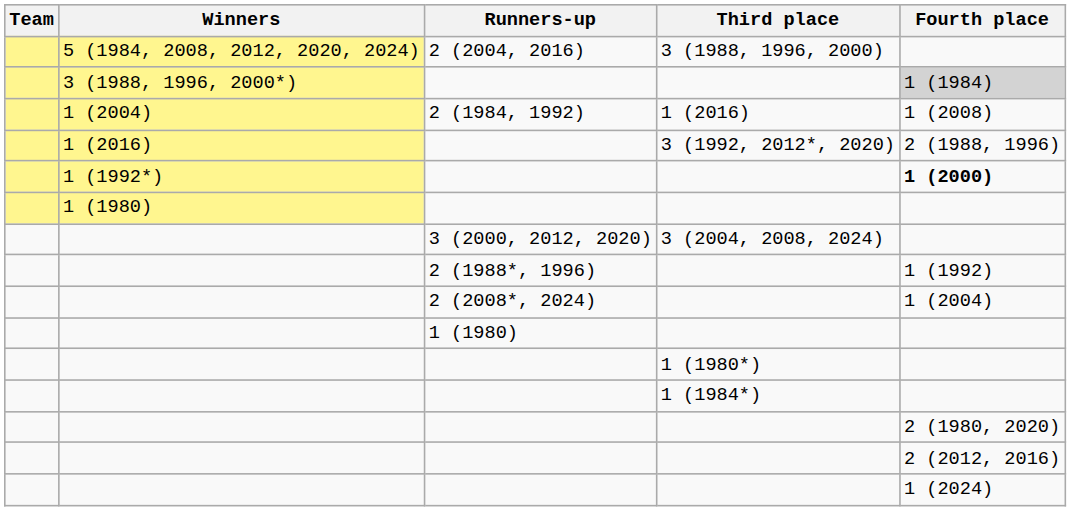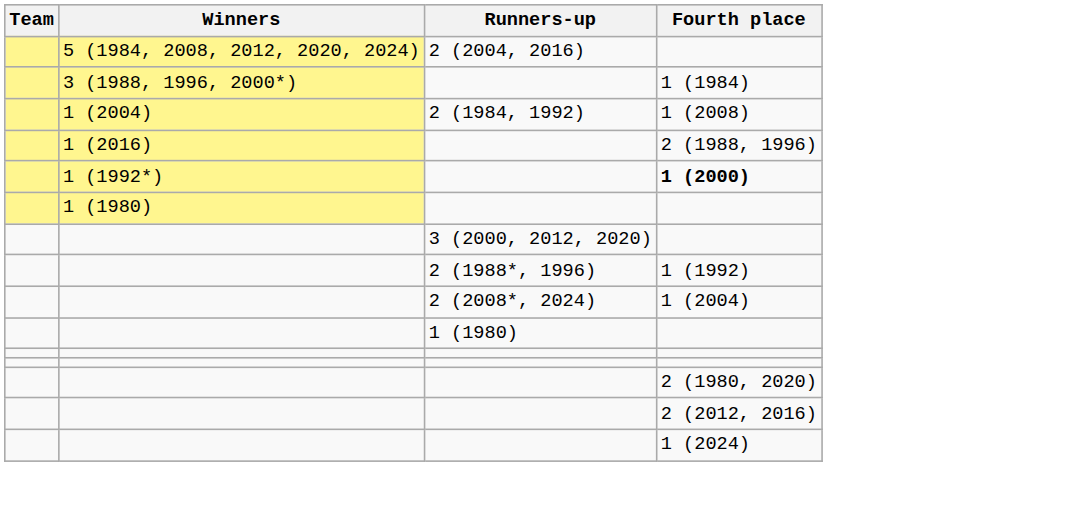- column: (778, 20)
(949, 83) lightgrey background -> (705, 83) no background
